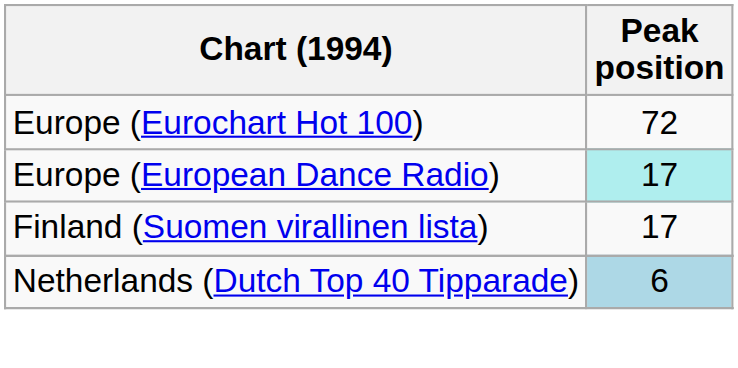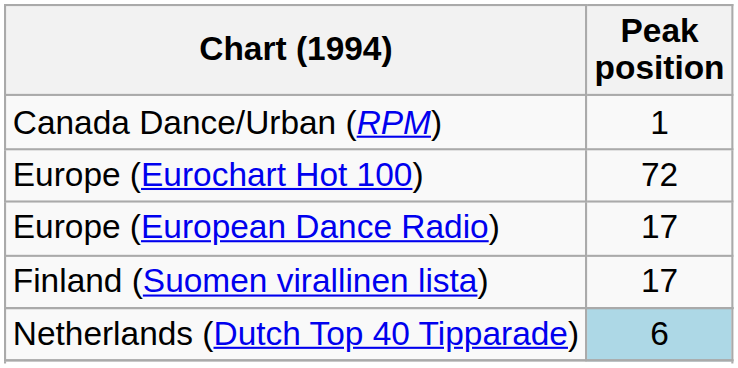+ row: (227, 121)
(660, 174) paleturquoise background -> (660, 227) no background
